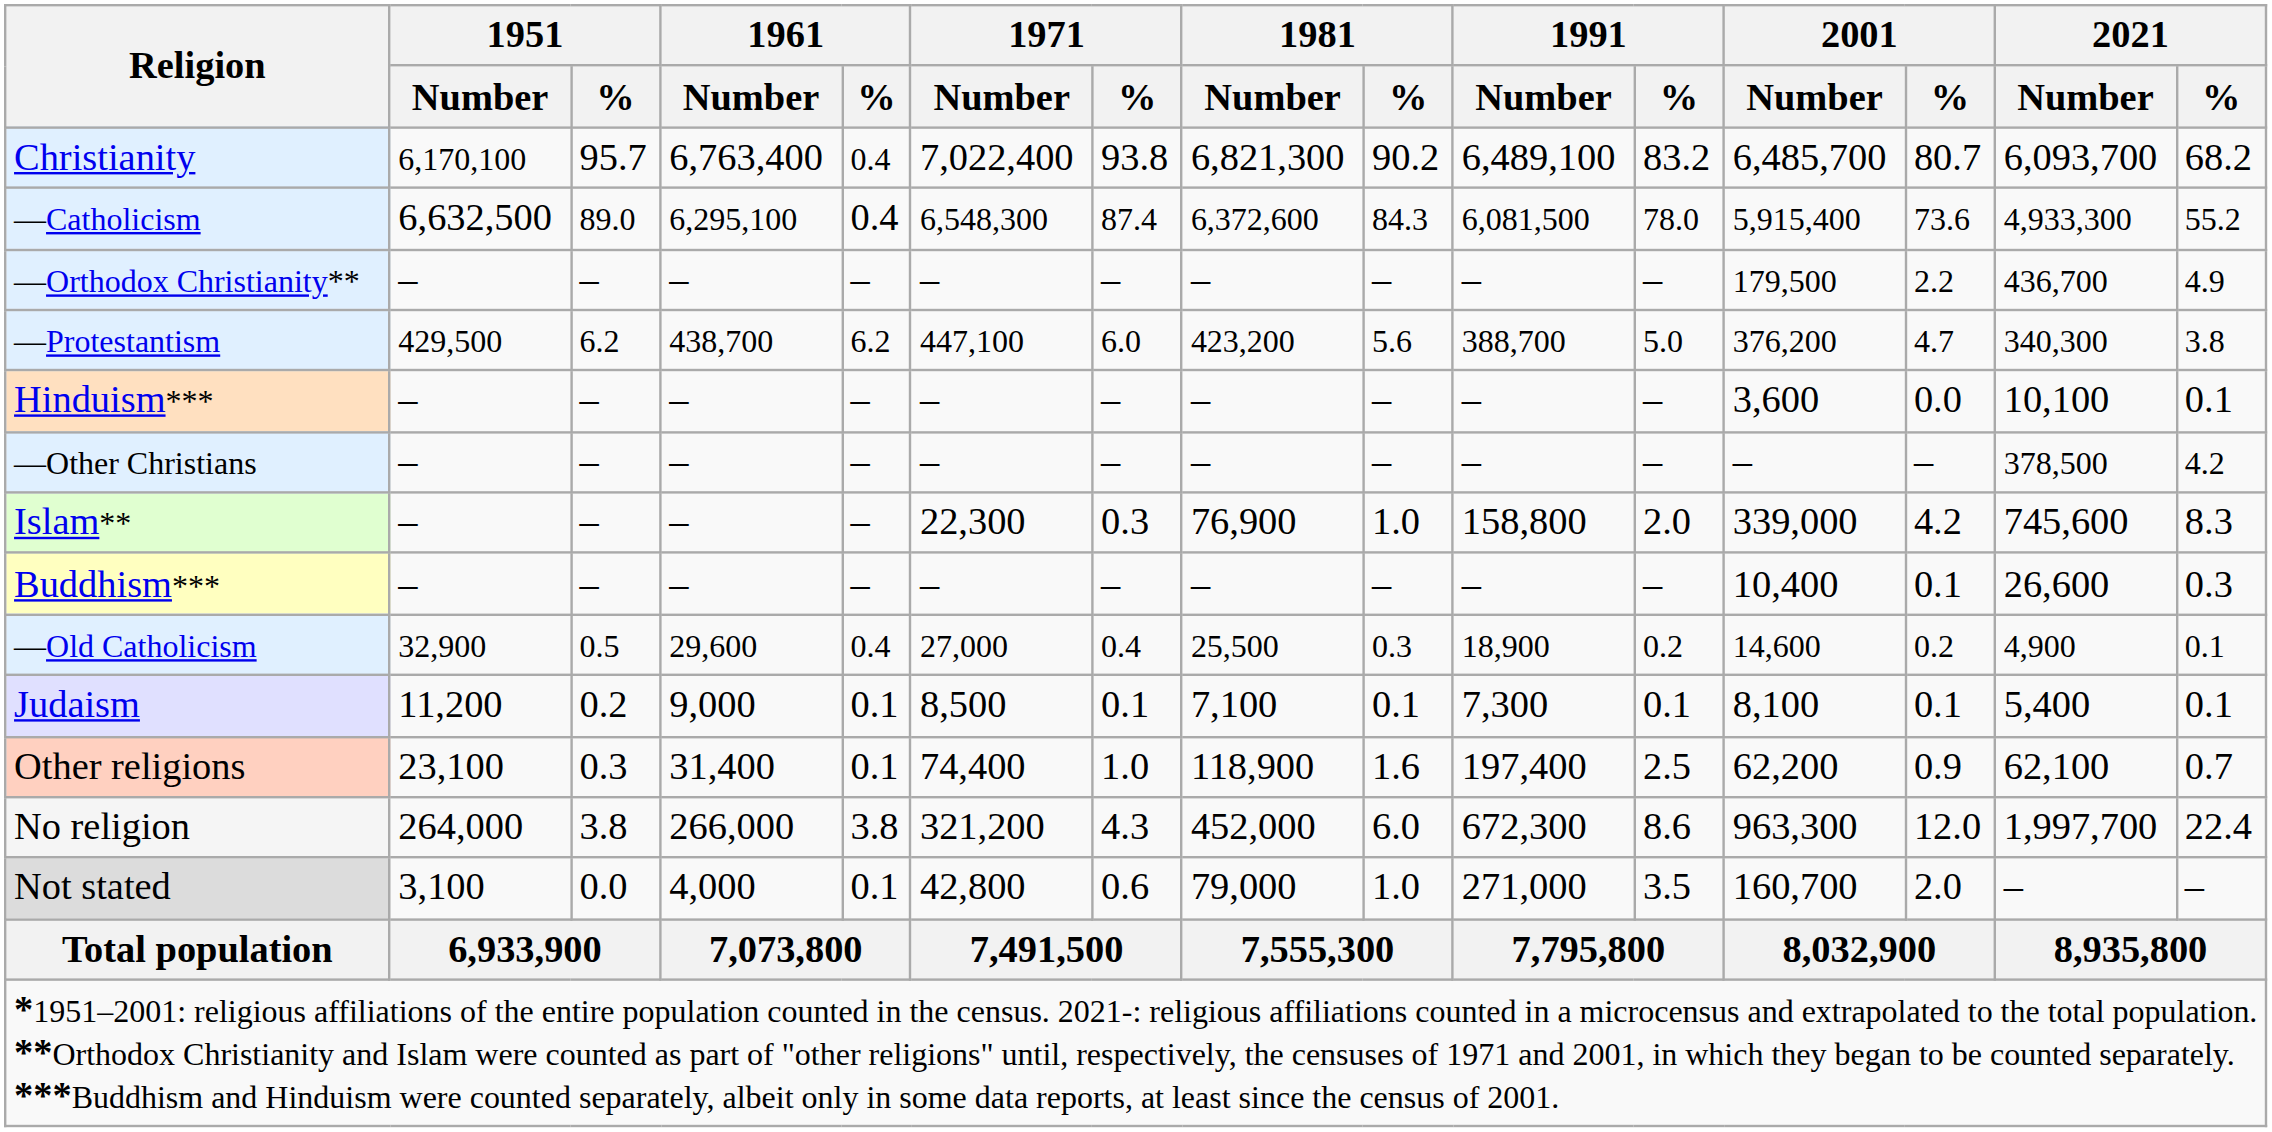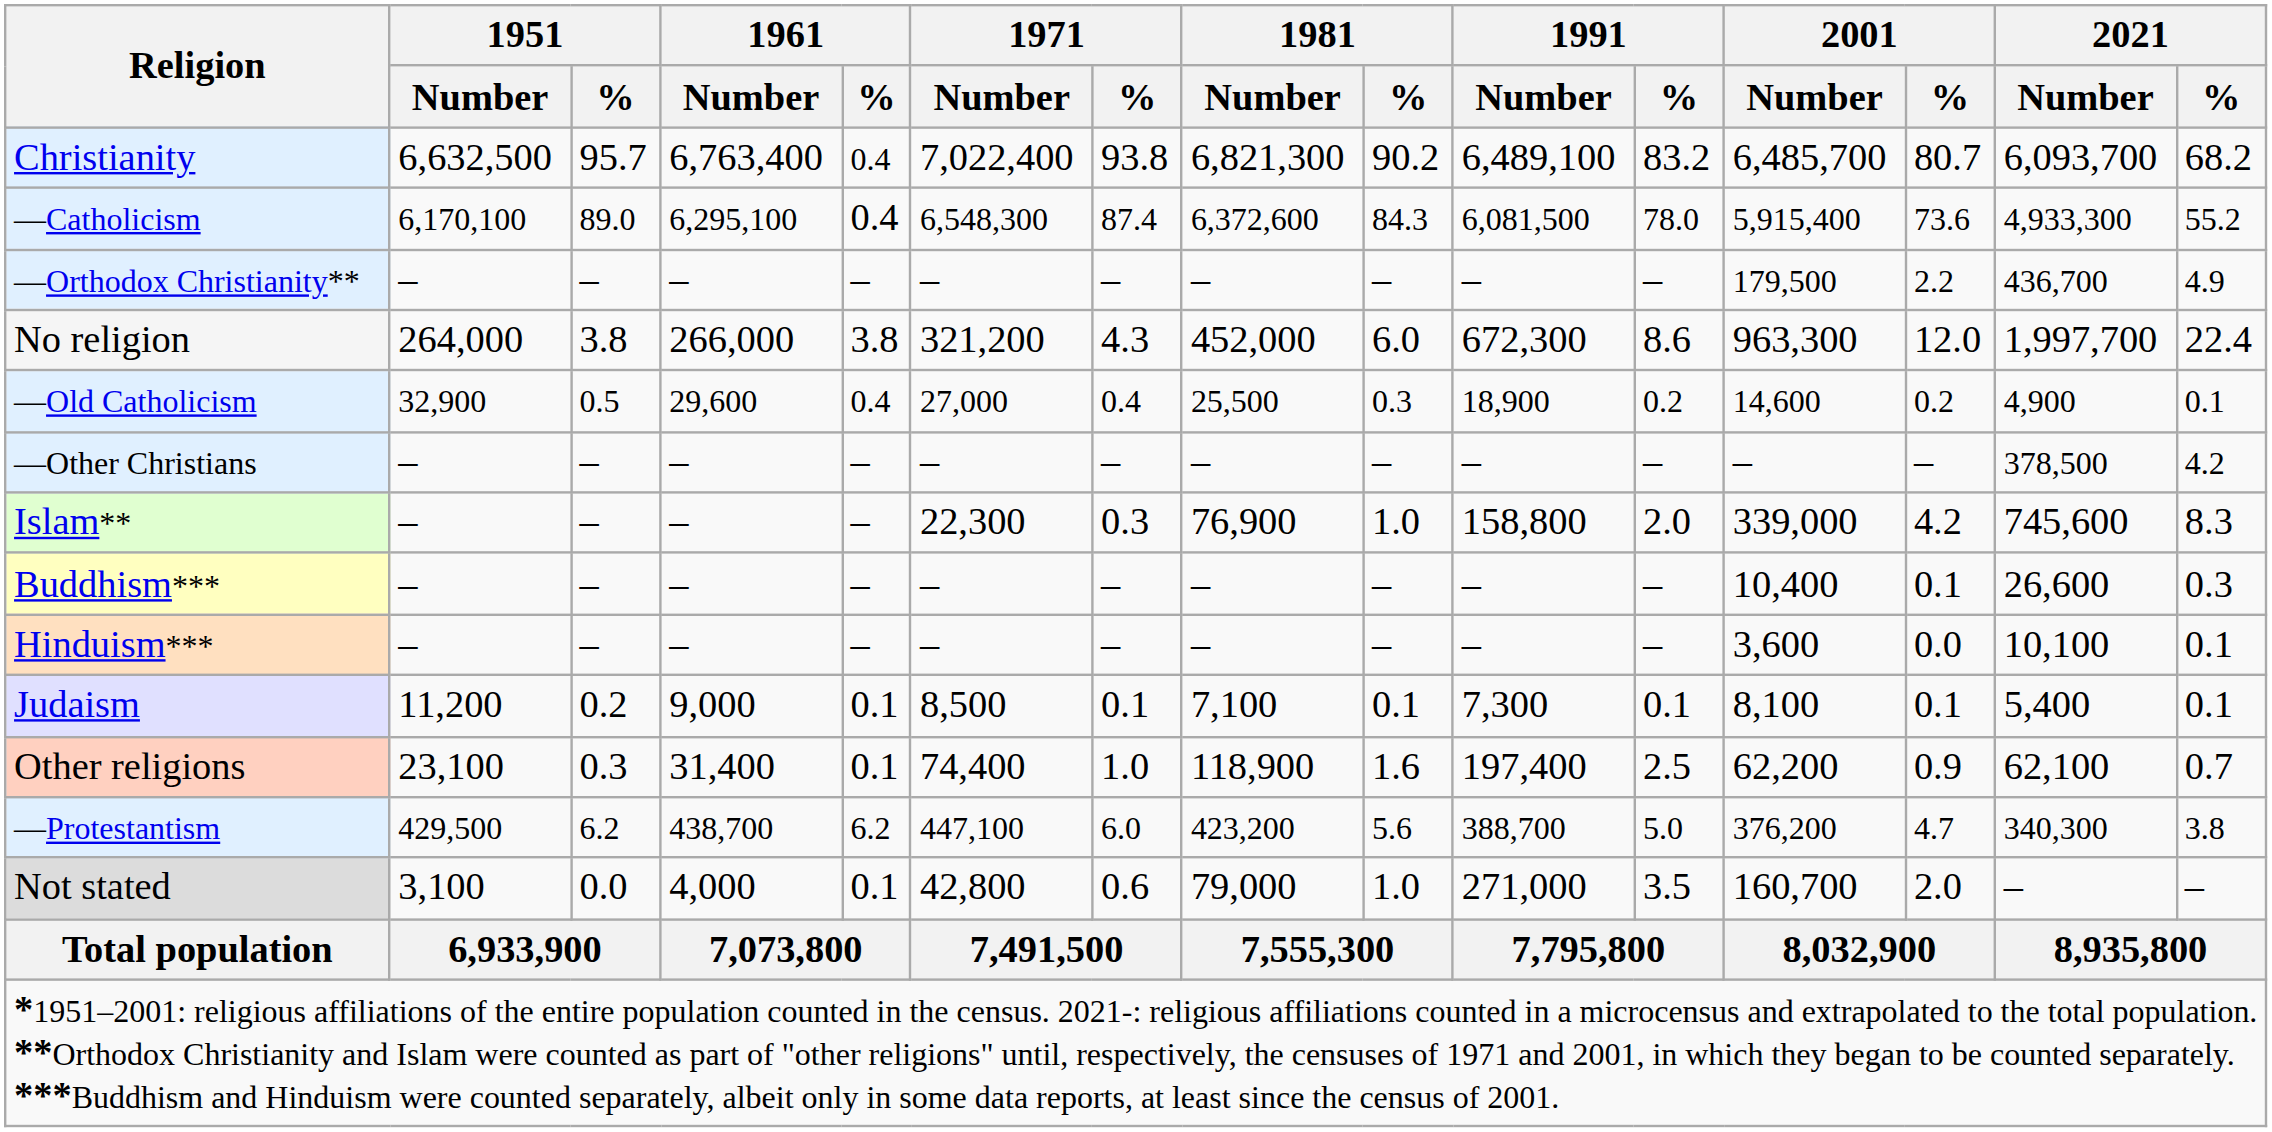(462, 159) 6,170,100 -> (475, 156) 6,632,500
(475, 217) 6,632,500 -> (462, 220) 6,170,100
rows swapped: (117, 341) <-> (102, 826)
rows swapped: (135, 646) <-> (114, 400)
